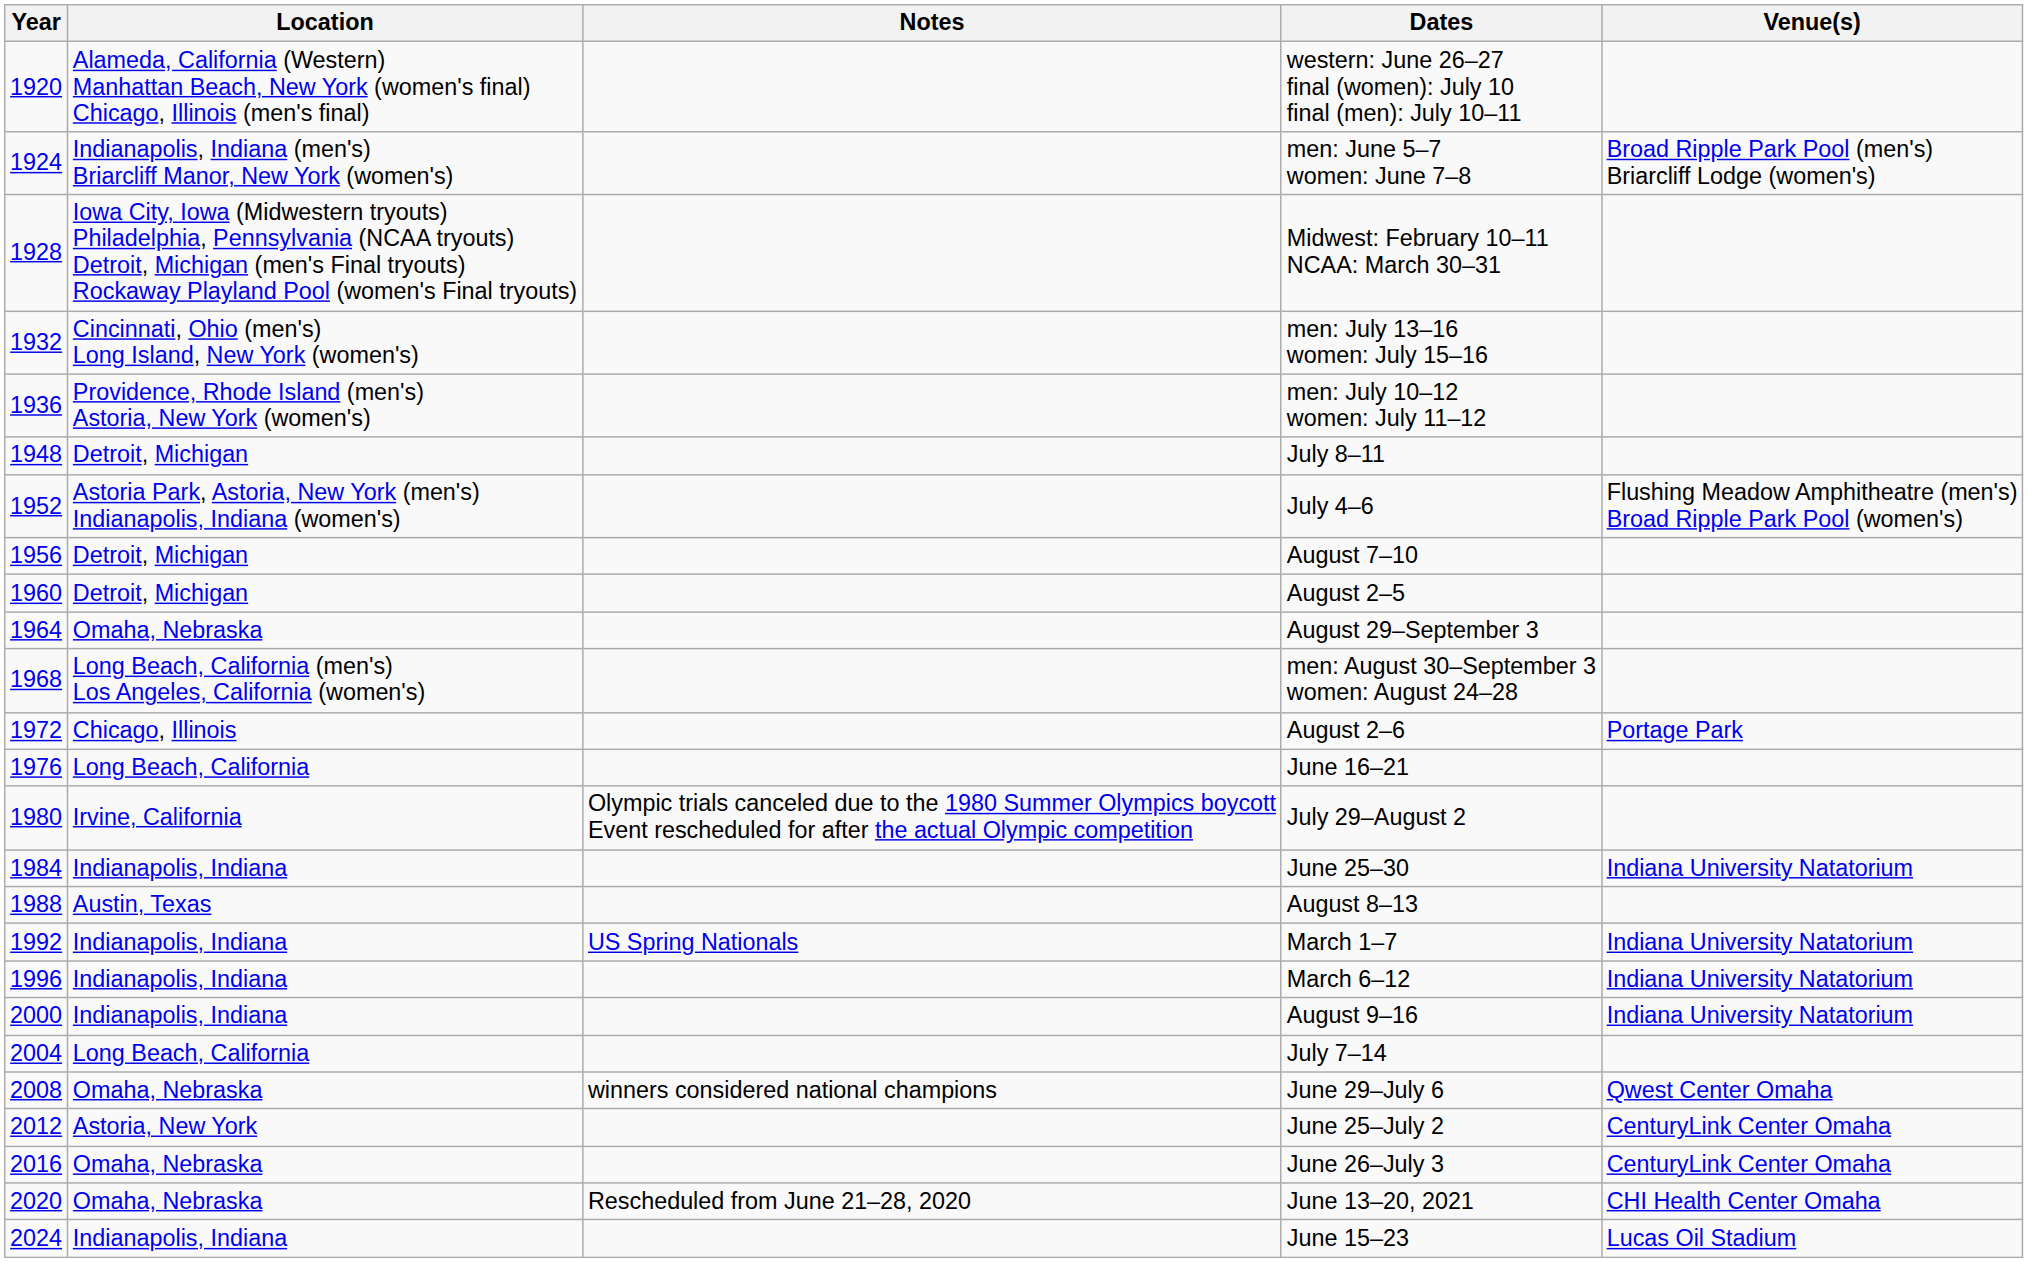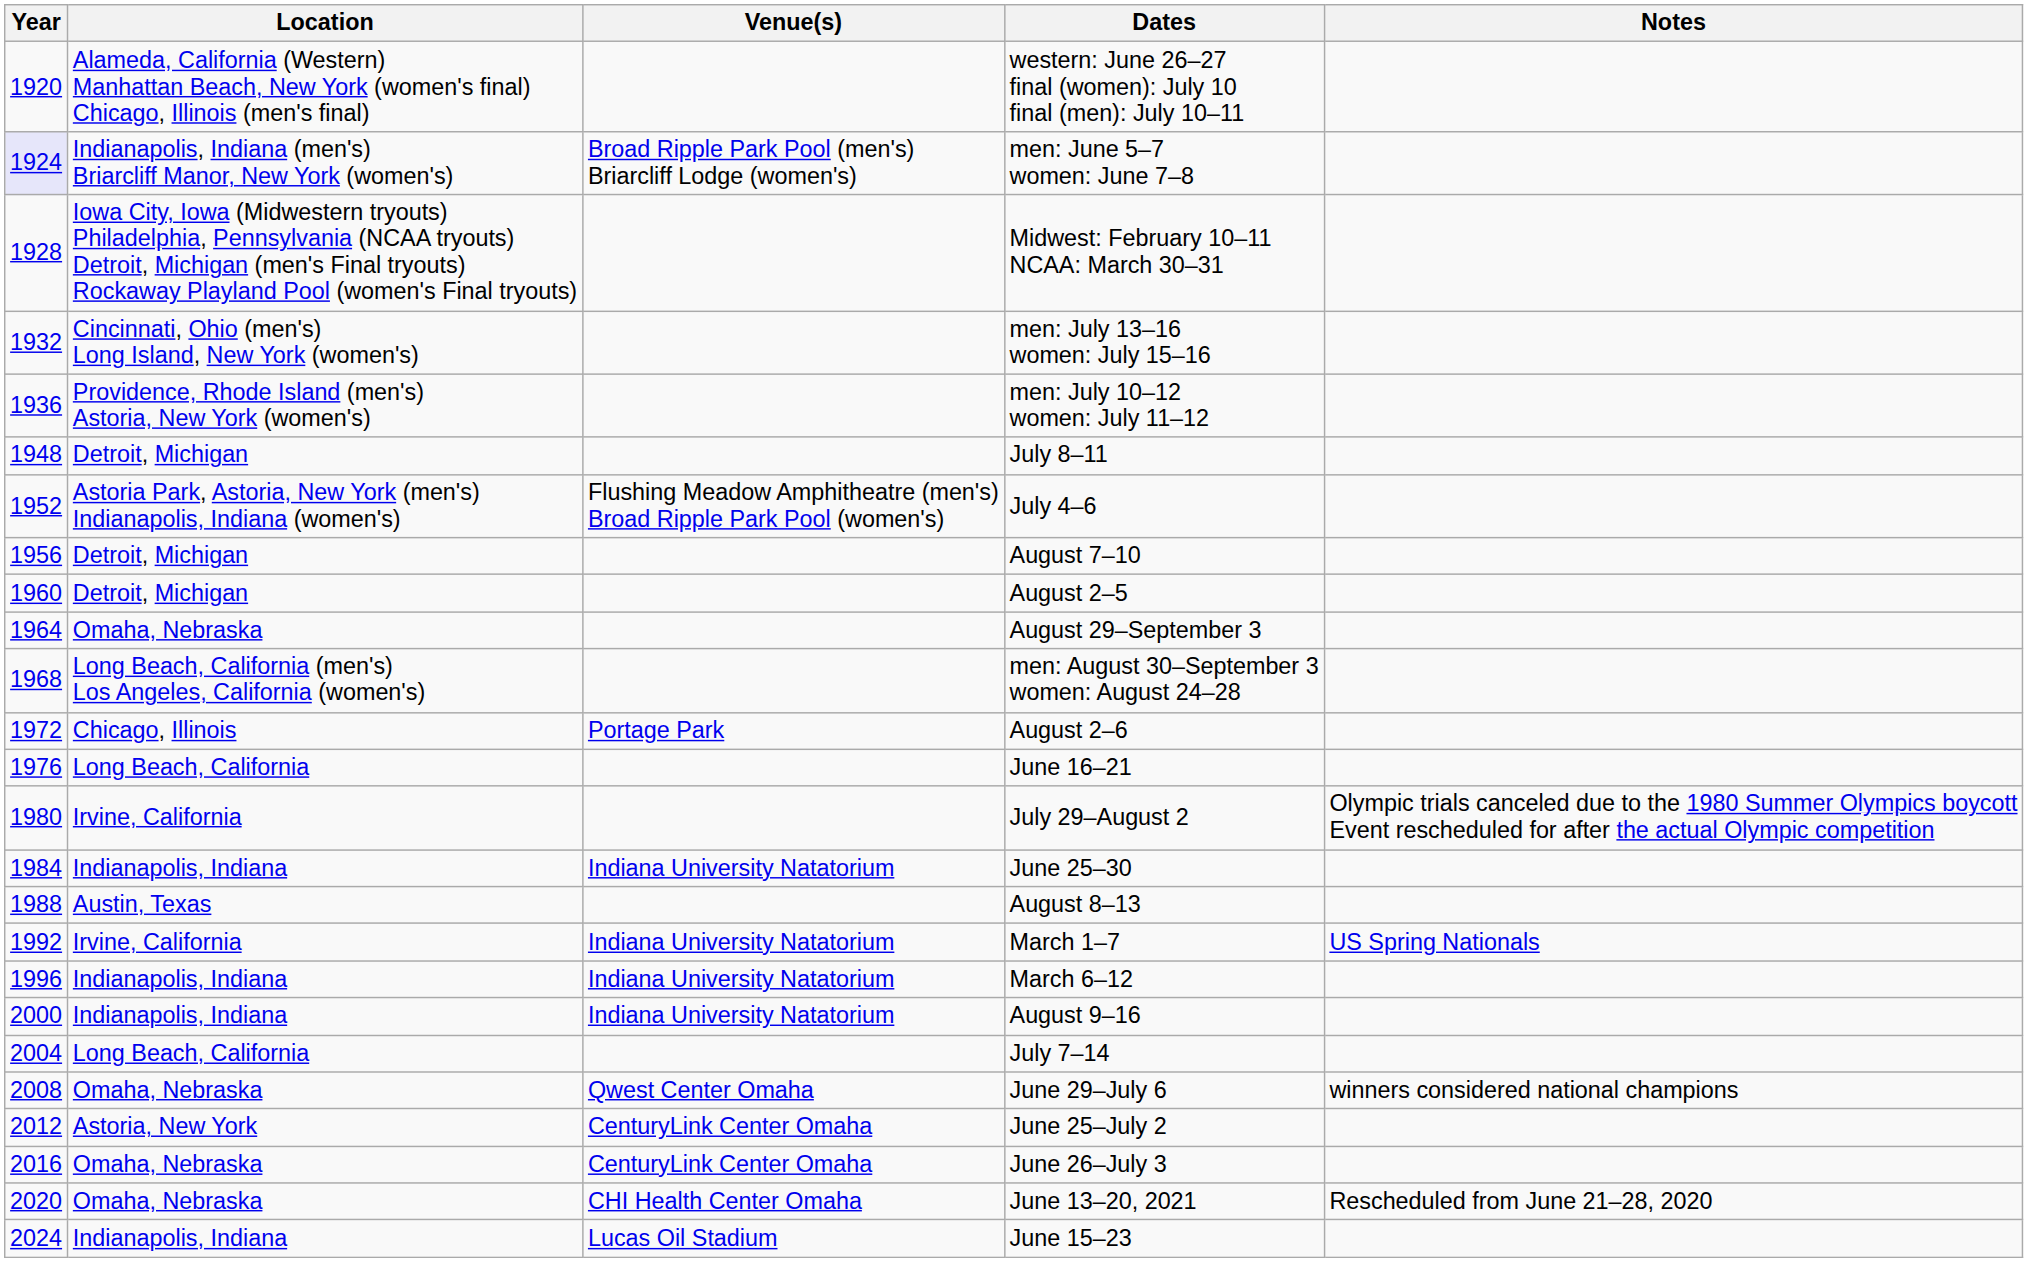columns swapped: (1812, 23) <-> (932, 23)
(36, 162) no background -> (36, 162) lavender background
(180, 941) Indianapolis, Indiana -> (157, 941) Irvine, California
